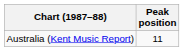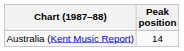(157, 38) 11 -> (157, 38) 14
